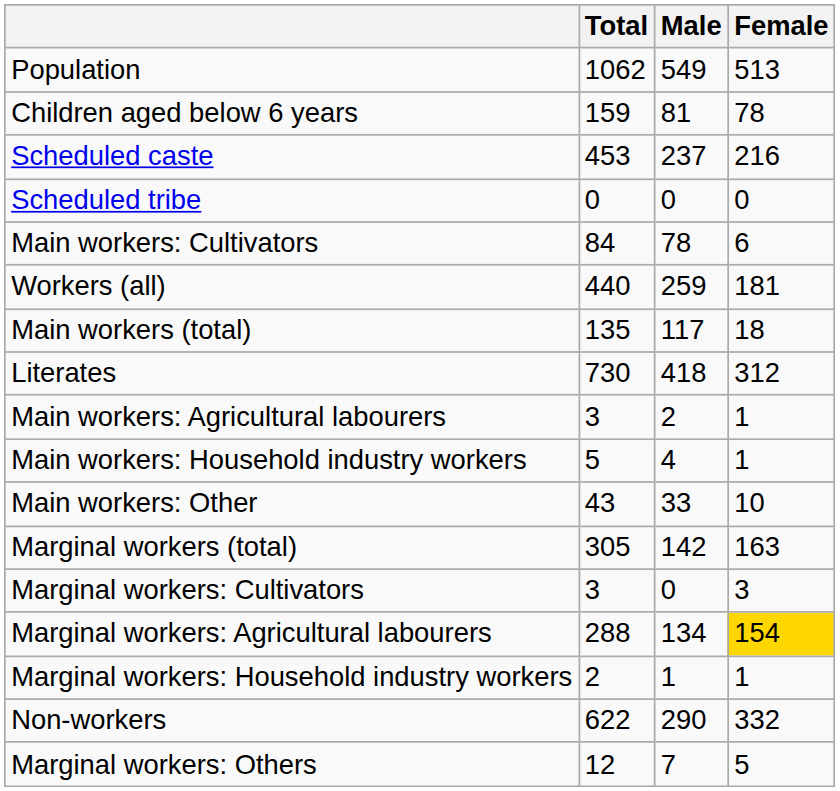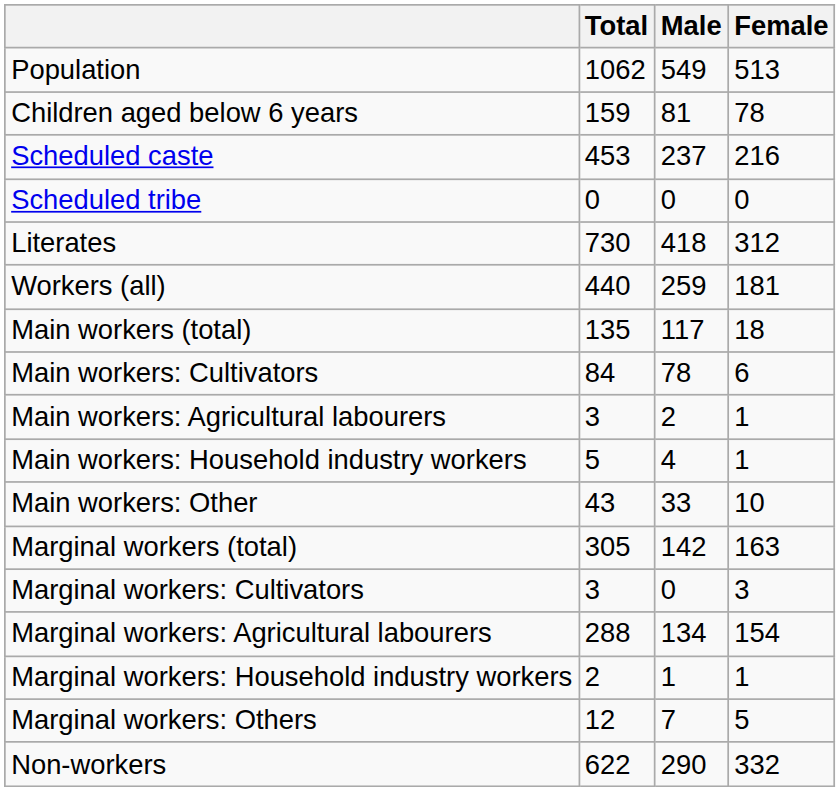rows swapped: (64, 373) <-> (165, 243)
(757, 633) gold background -> (757, 633) no background
rows swapped: (164, 763) <-> (89, 720)
